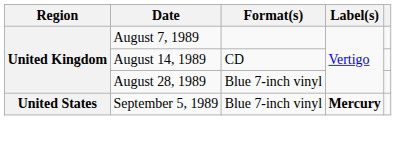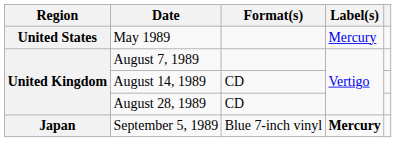+ row: (142, 37)
(273, 81) Blue 7-inch vinyl -> (234, 103) CD
(57, 103) United States -> (57, 125) Japan
